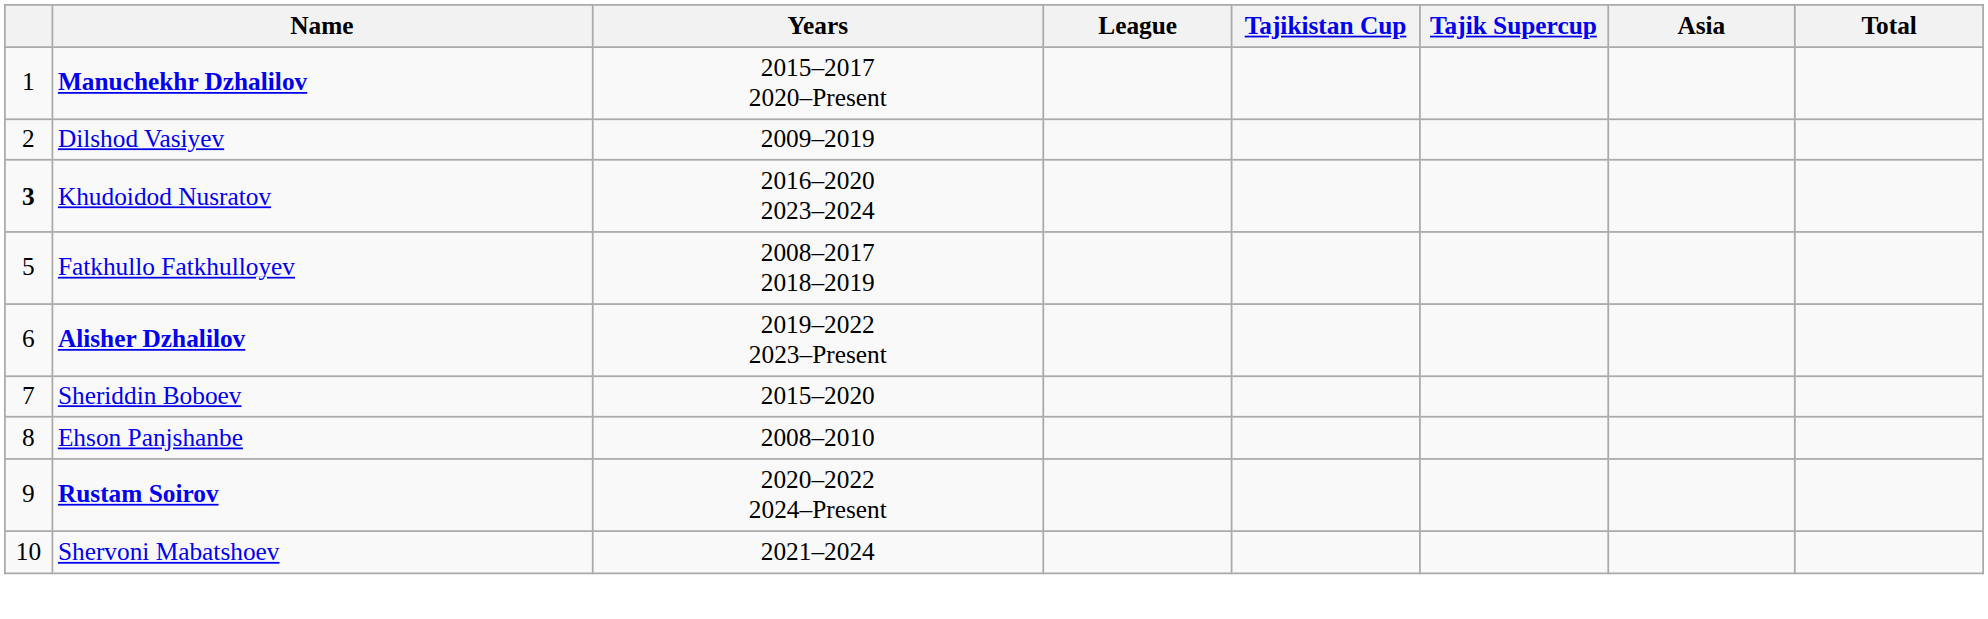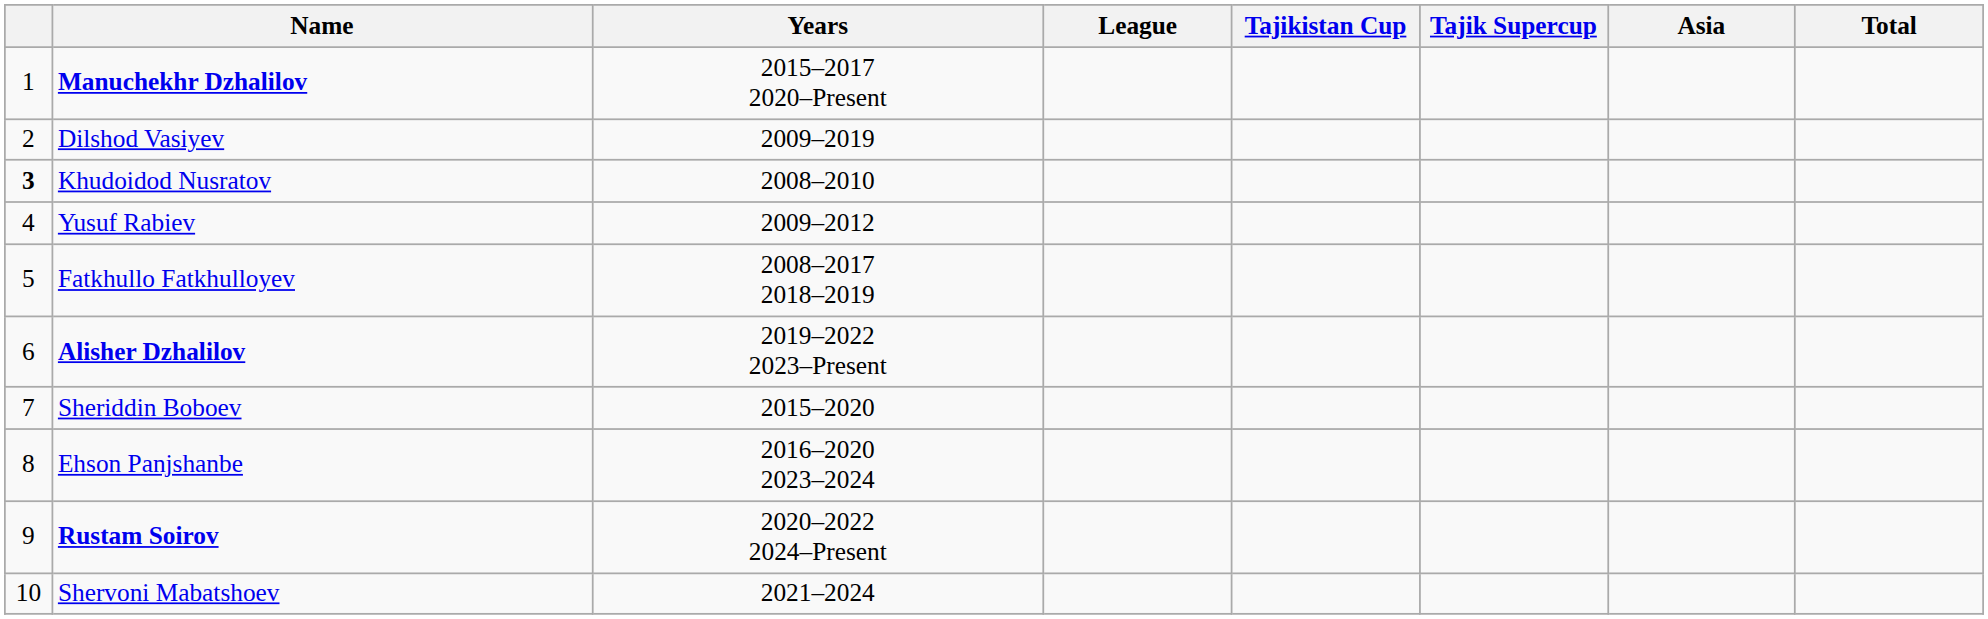(818, 196) 2016–2020 2023–2024 -> (818, 181) 2008–2010
+ row: (126, 222)
(818, 438) 2008–2010 -> (818, 464) 2016–2020 2023–2024
